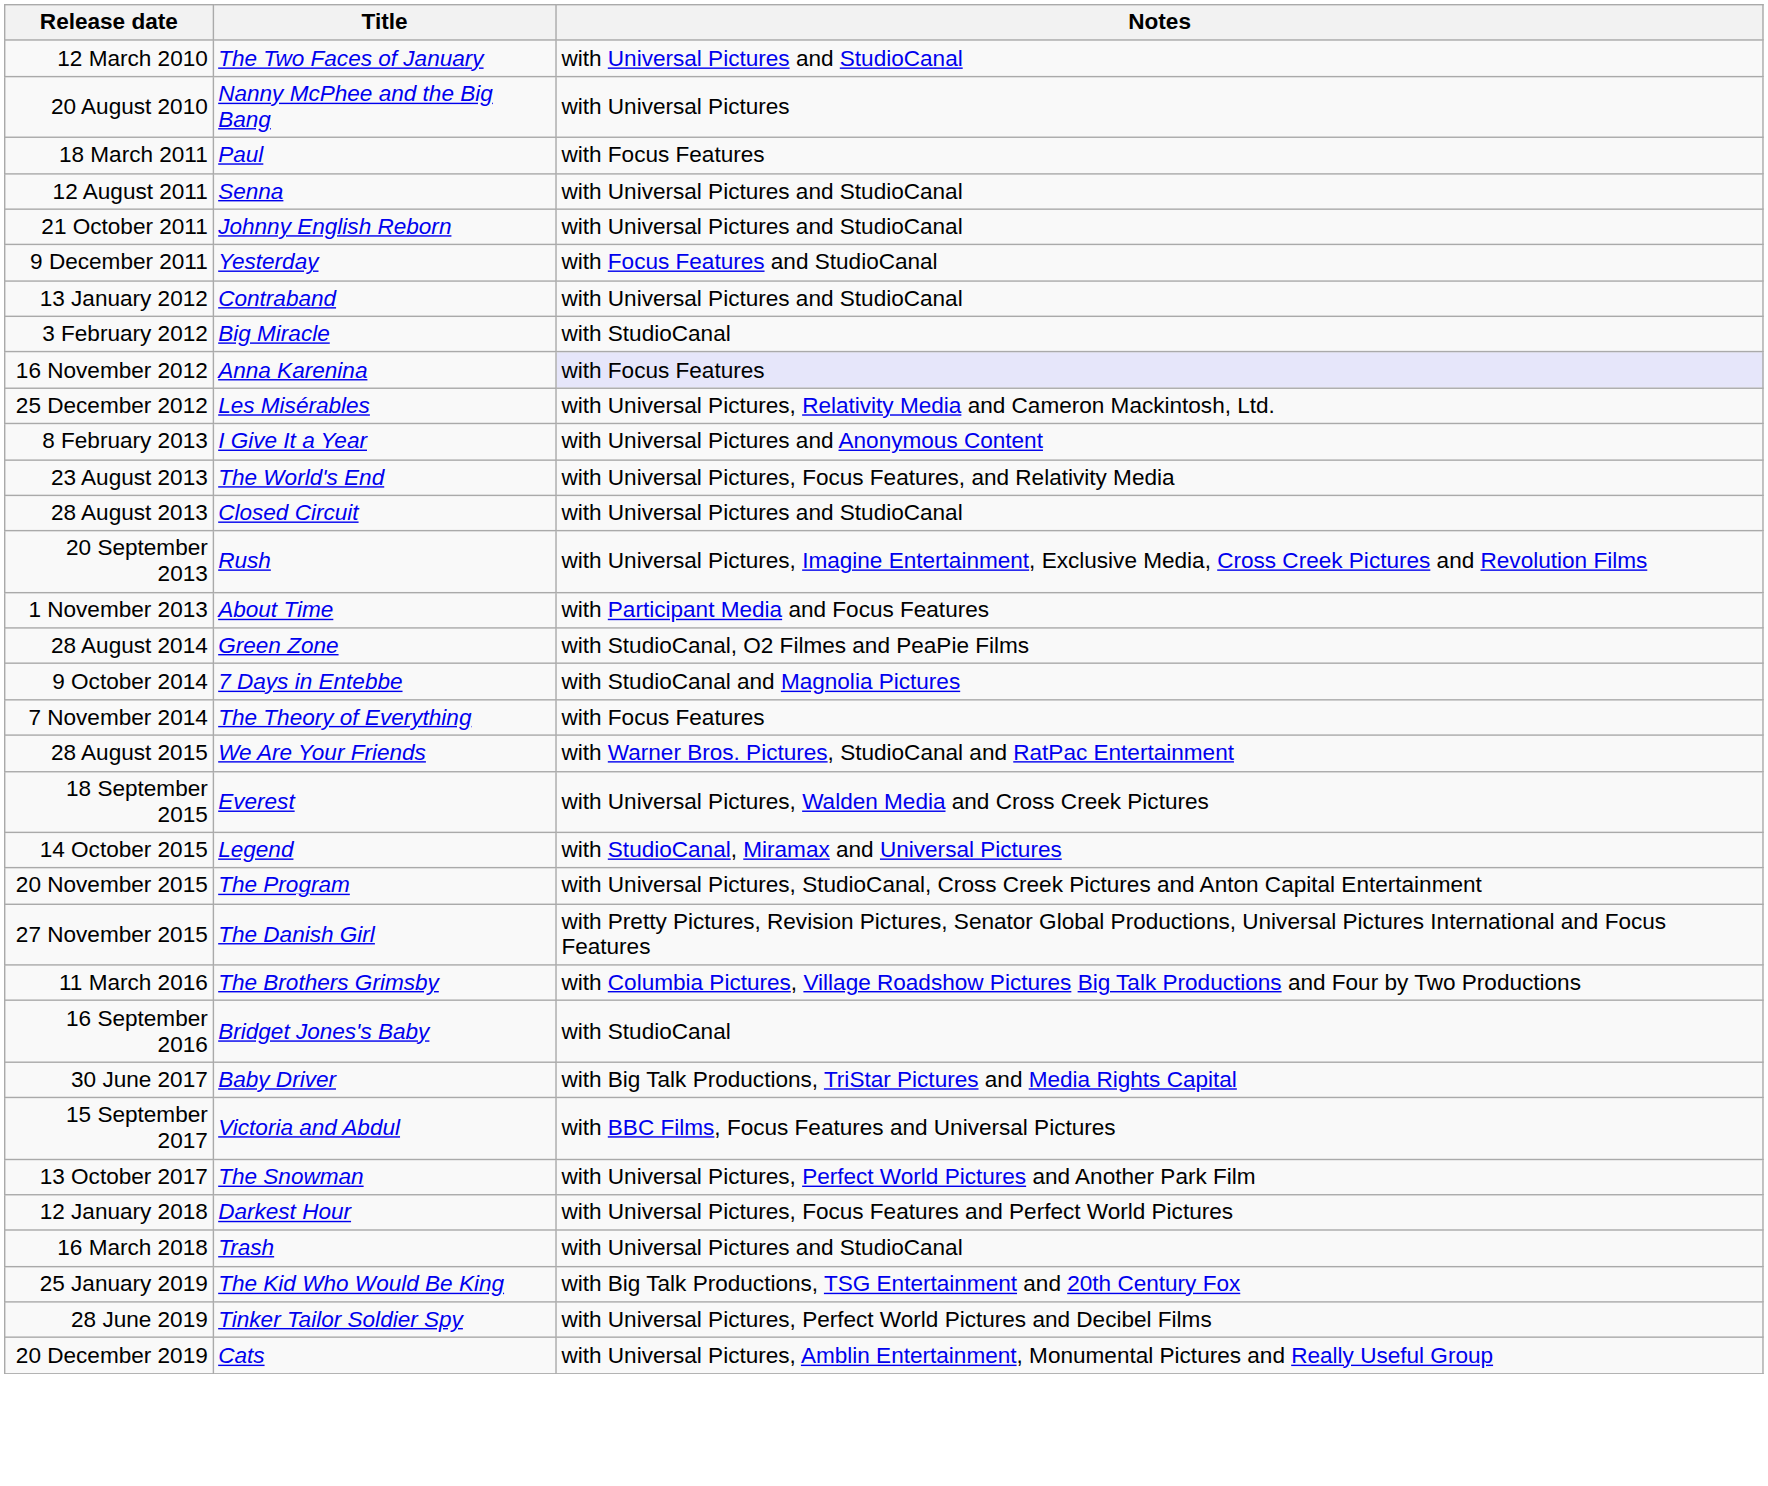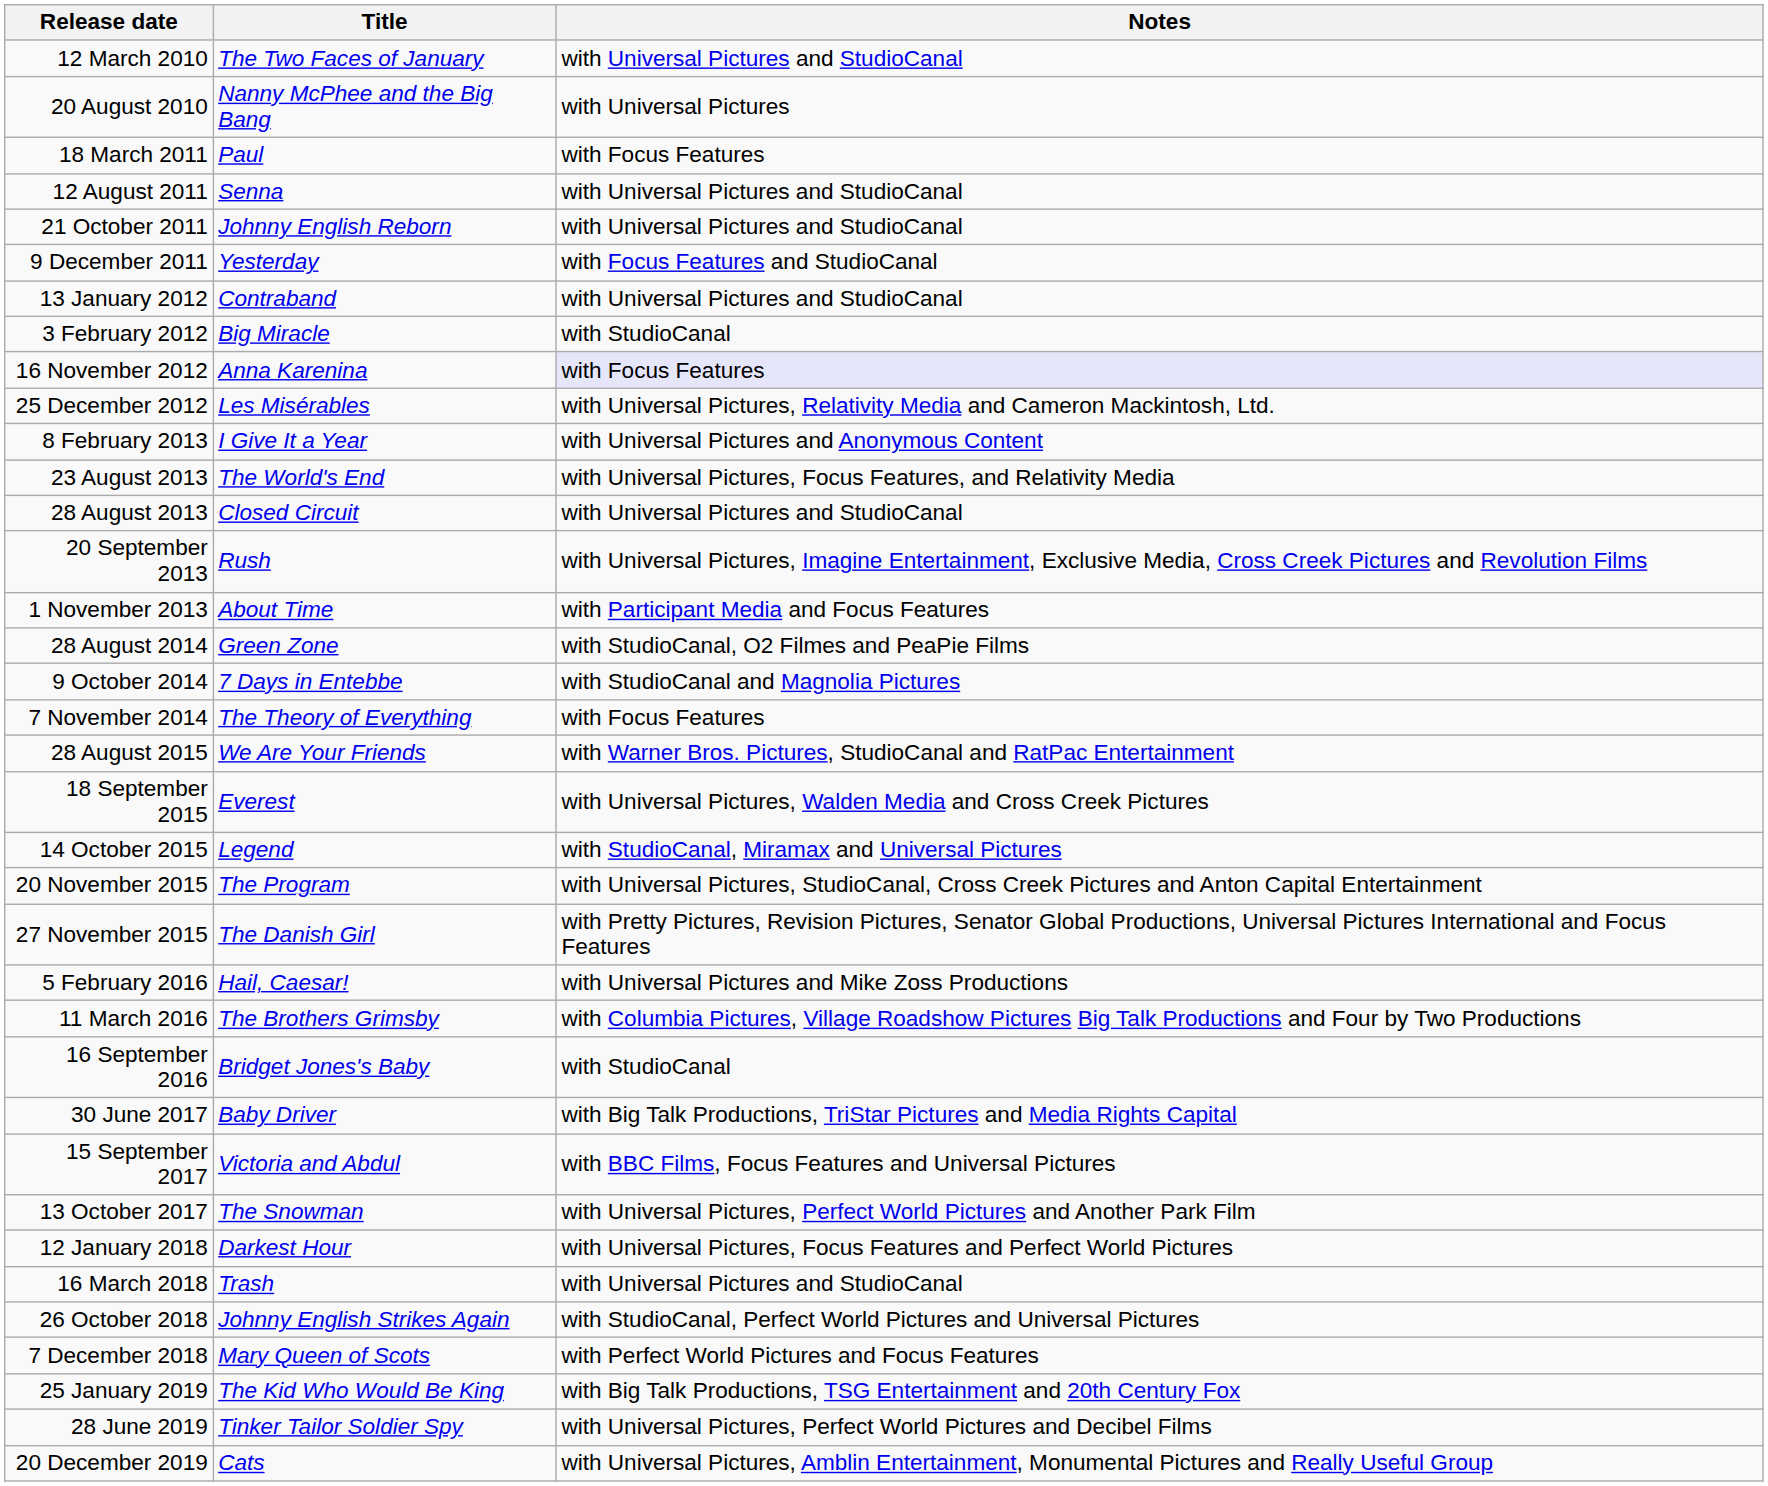+ row: (125, 982)
+ row: (124, 1319)
+ row: (118, 1355)
